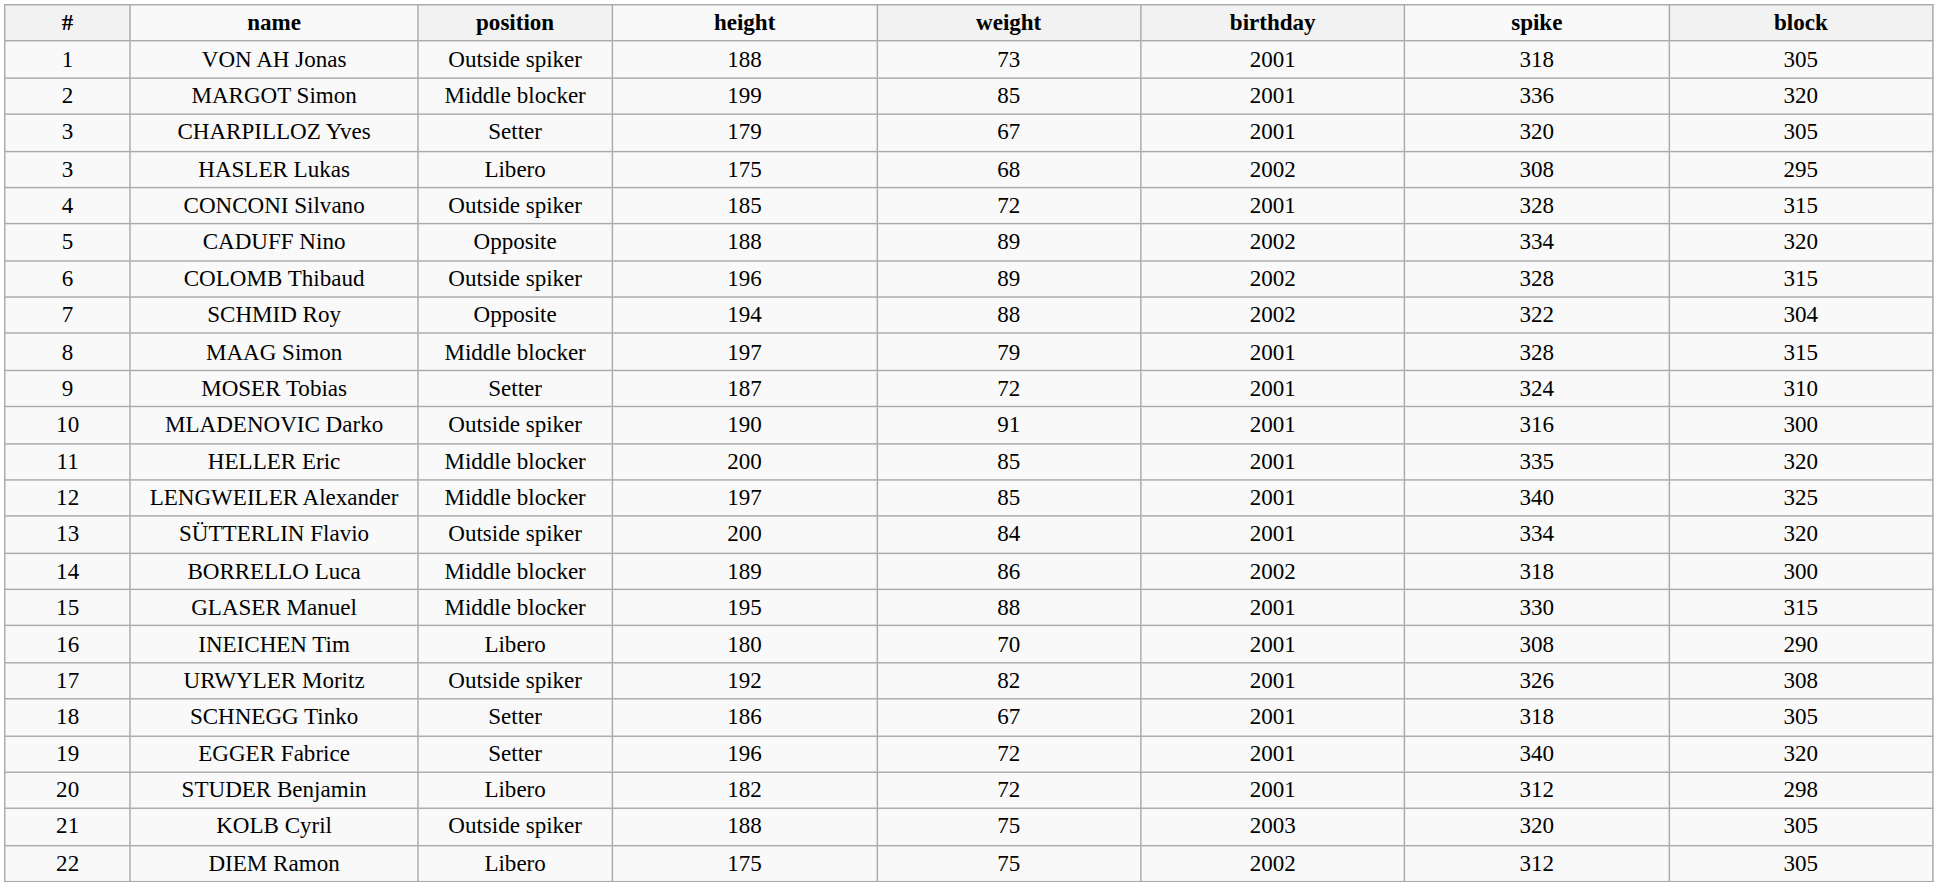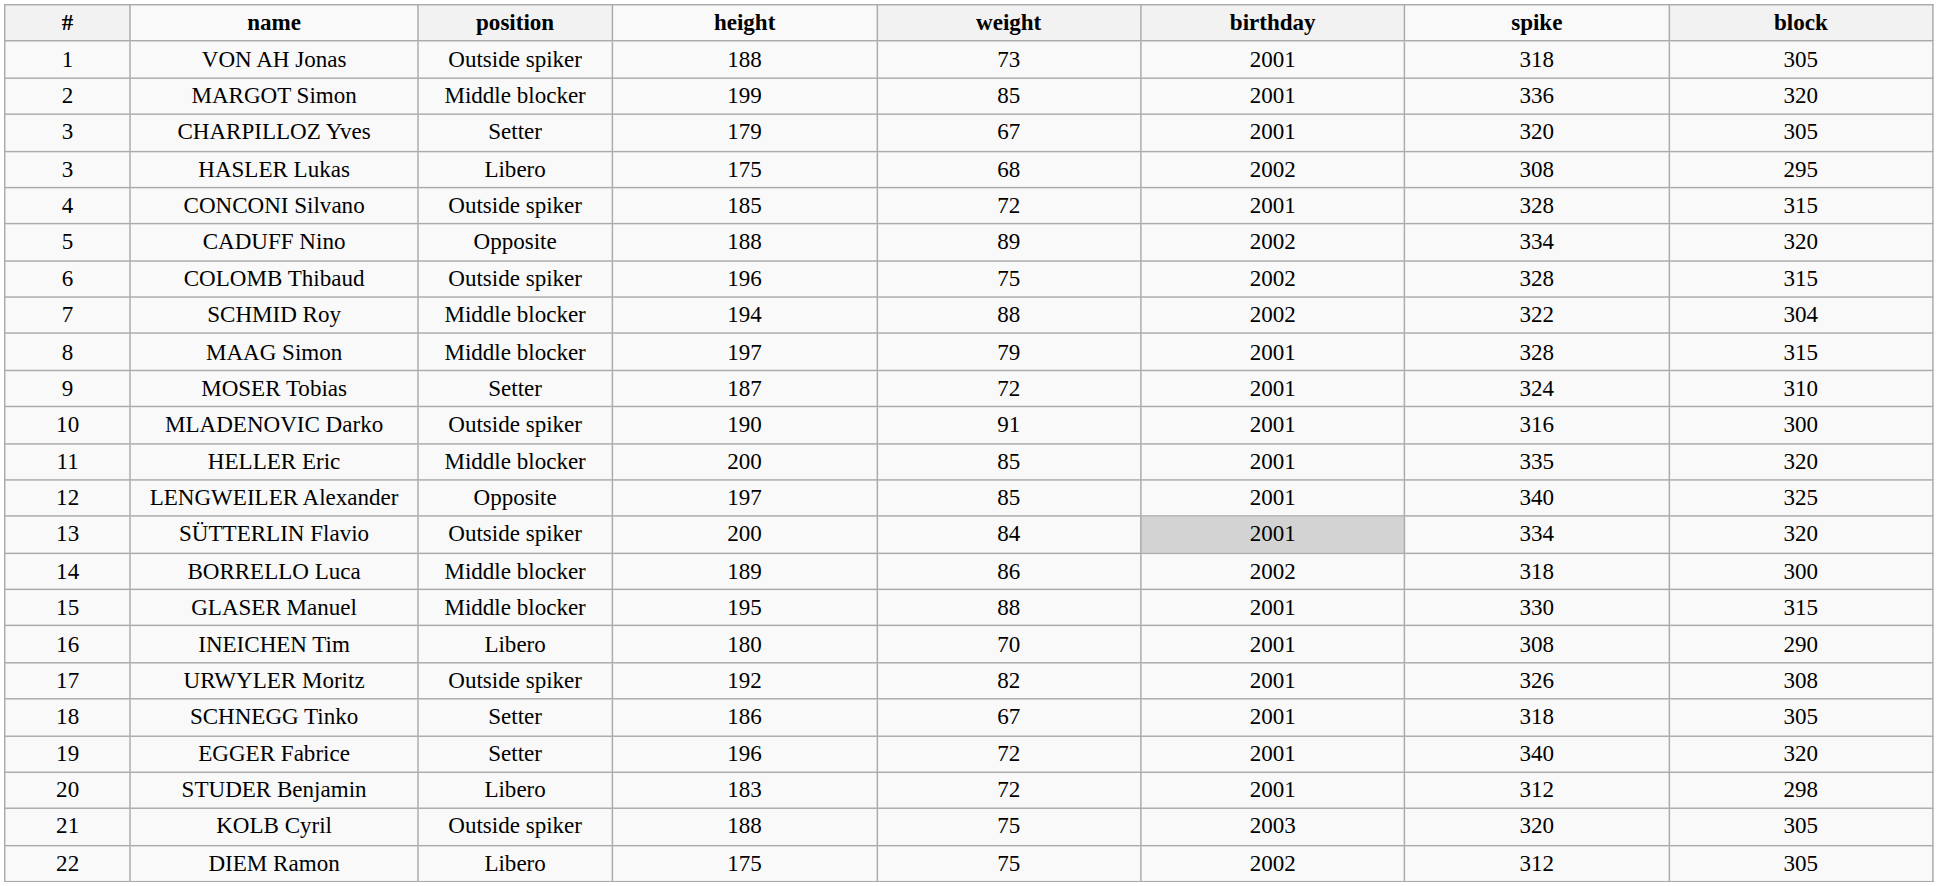(1009, 278) 89 -> (1009, 278) 75
(515, 315) Opposite -> (515, 315) Middle blocker
(515, 497) Middle blocker -> (515, 497) Opposite
(1273, 534) no background -> (1273, 534) lightgrey background
(745, 790) 182 -> (745, 790) 183
